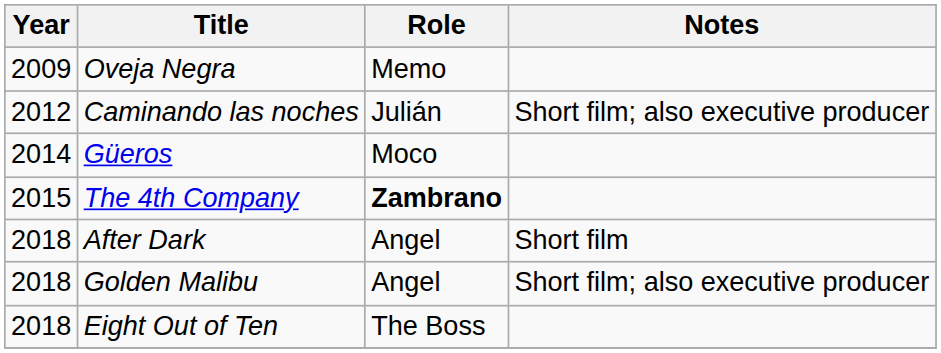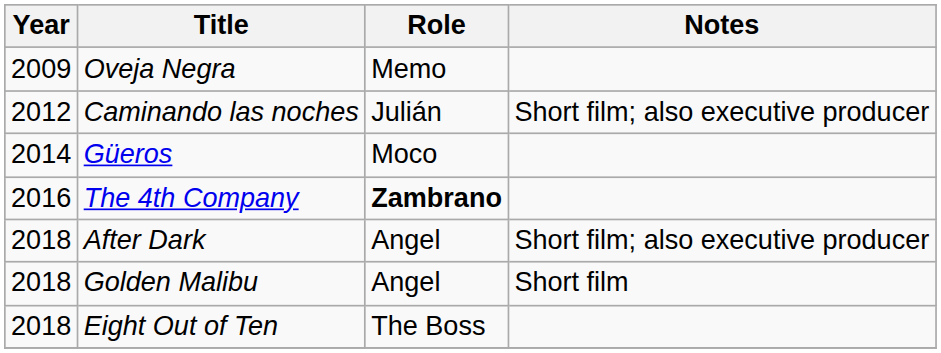(41, 197) 2015 -> (41, 197) 2016
(572, 240) Short film -> (722, 240) Short film; also executive producer
(722, 283) Short film; also executive producer -> (572, 283) Short film
